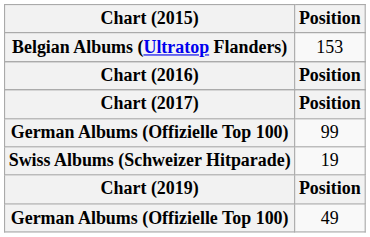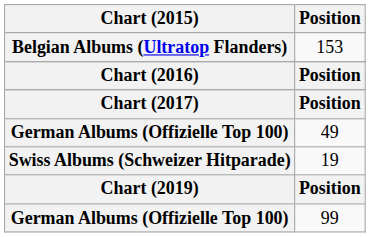rows swapped: (330, 217) <-> (330, 132)
